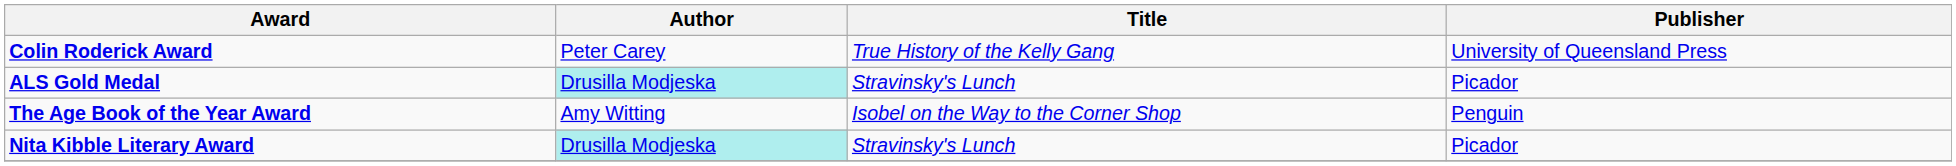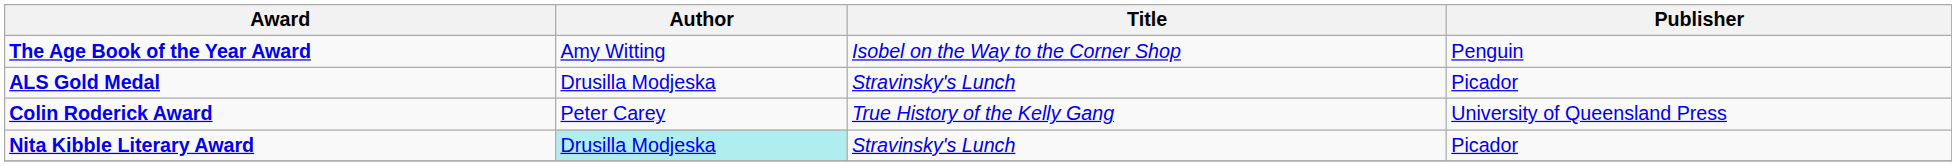rows swapped: (160, 113) <-> (111, 51)
(638, 82) paleturquoise background -> (638, 82) no background
